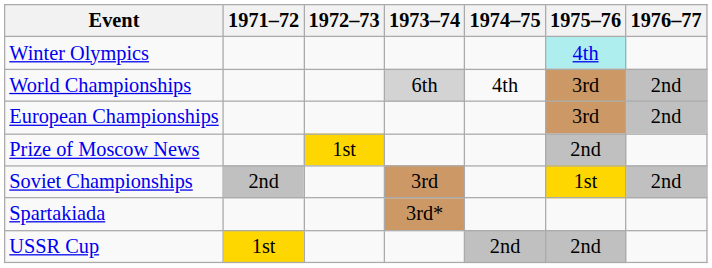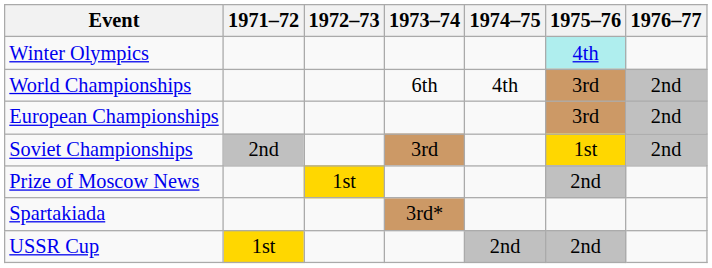(425, 85) lightgrey background -> (425, 85) no background
rows swapped: (104, 149) <-> (101, 181)
